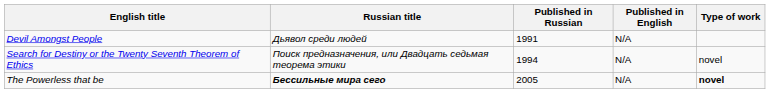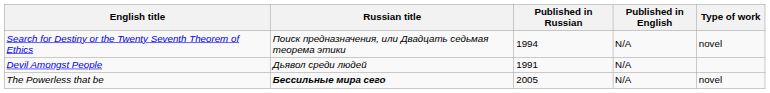rows swapped: (54, 38) <-> (123, 59)
(711, 80) bold -> (710, 80) normal
